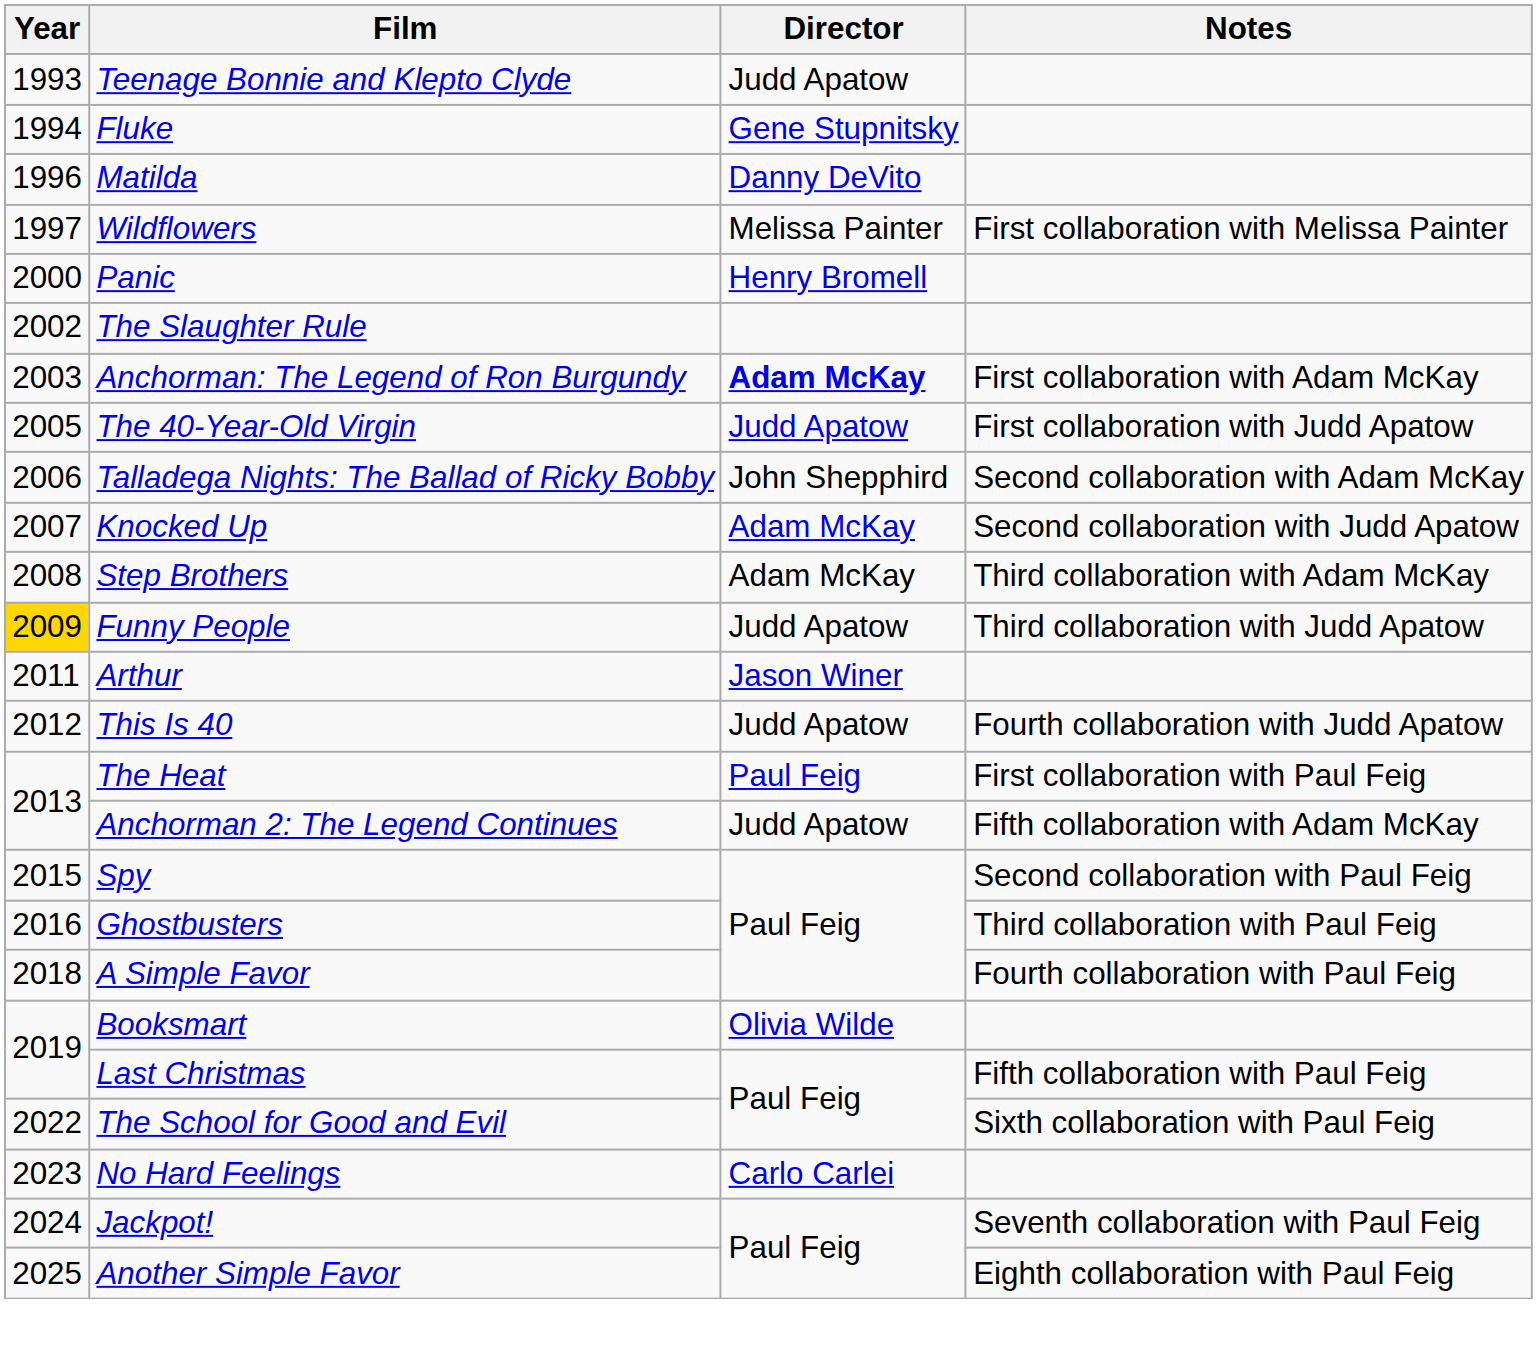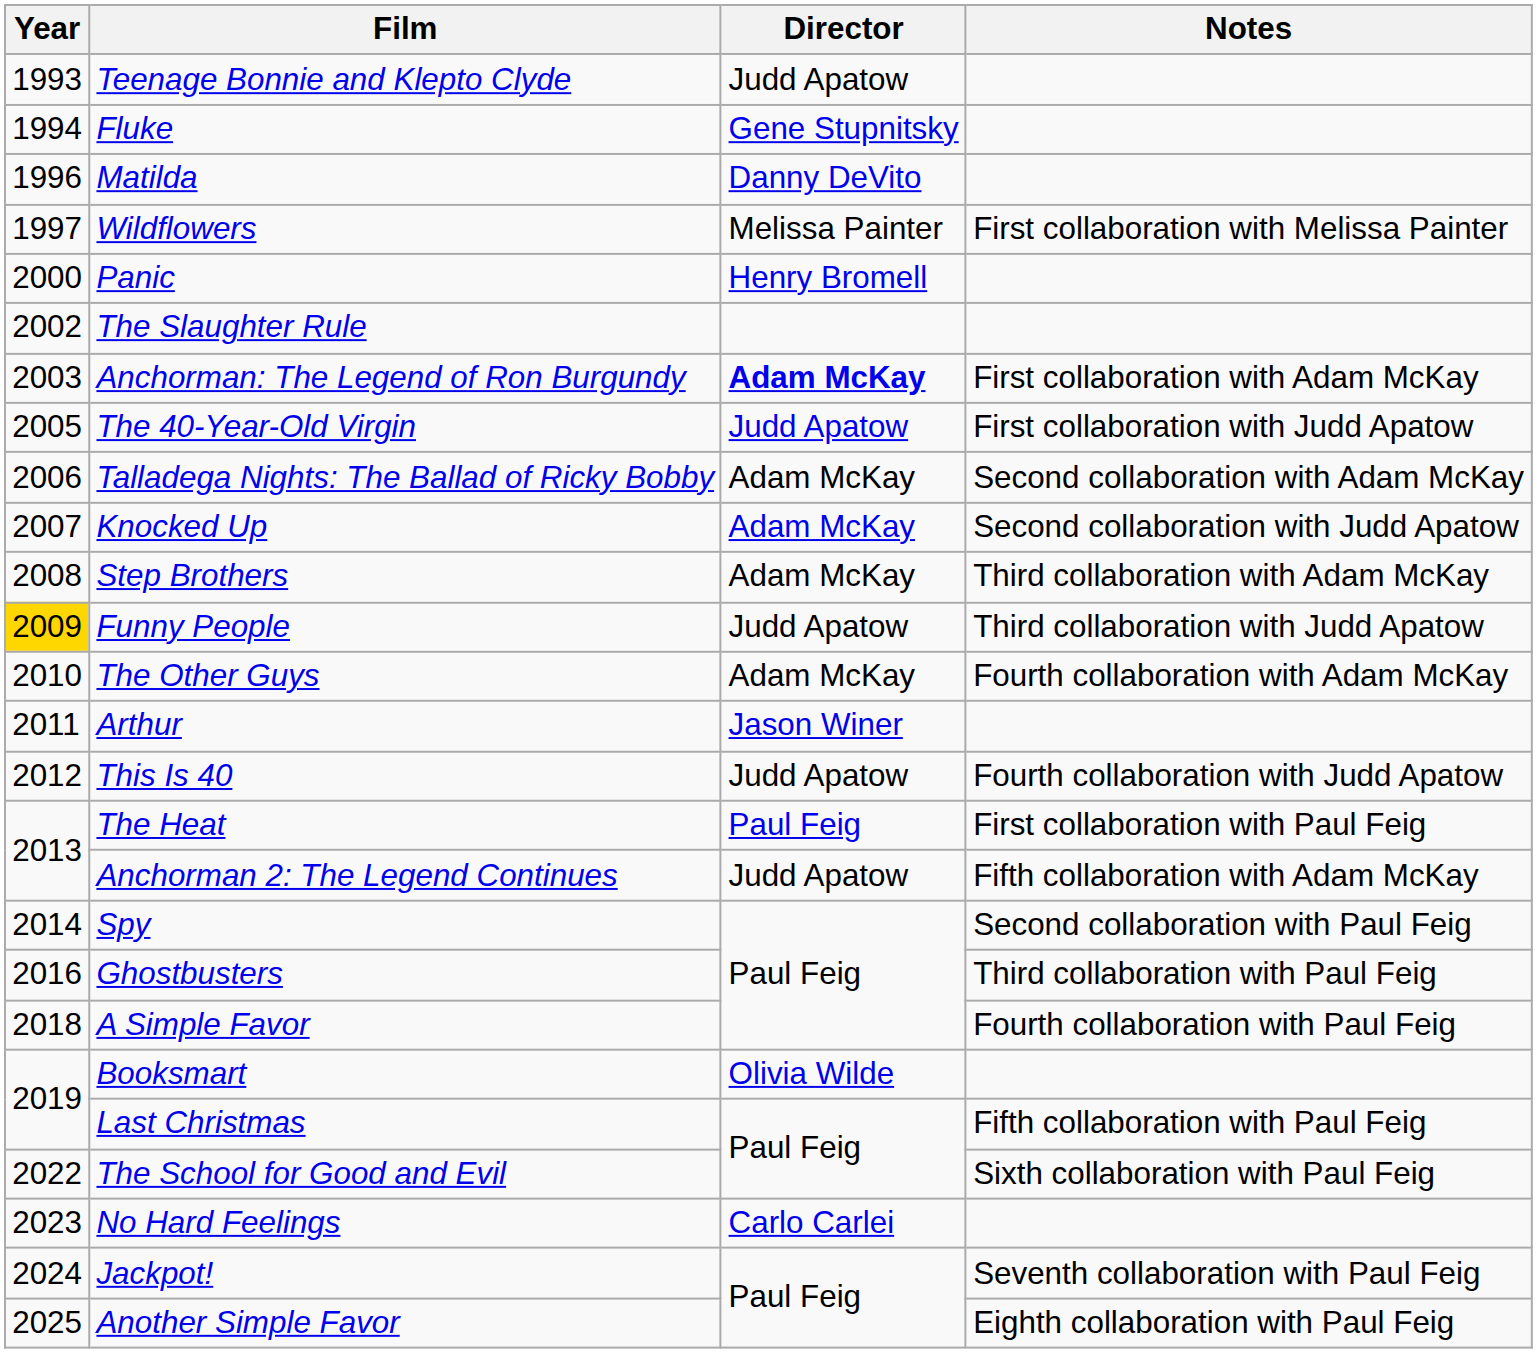(838, 476) John Shepphird -> (822, 476) Adam McKay
+ row: (208, 675)
(47, 874) 2015 -> (47, 924) 2014
